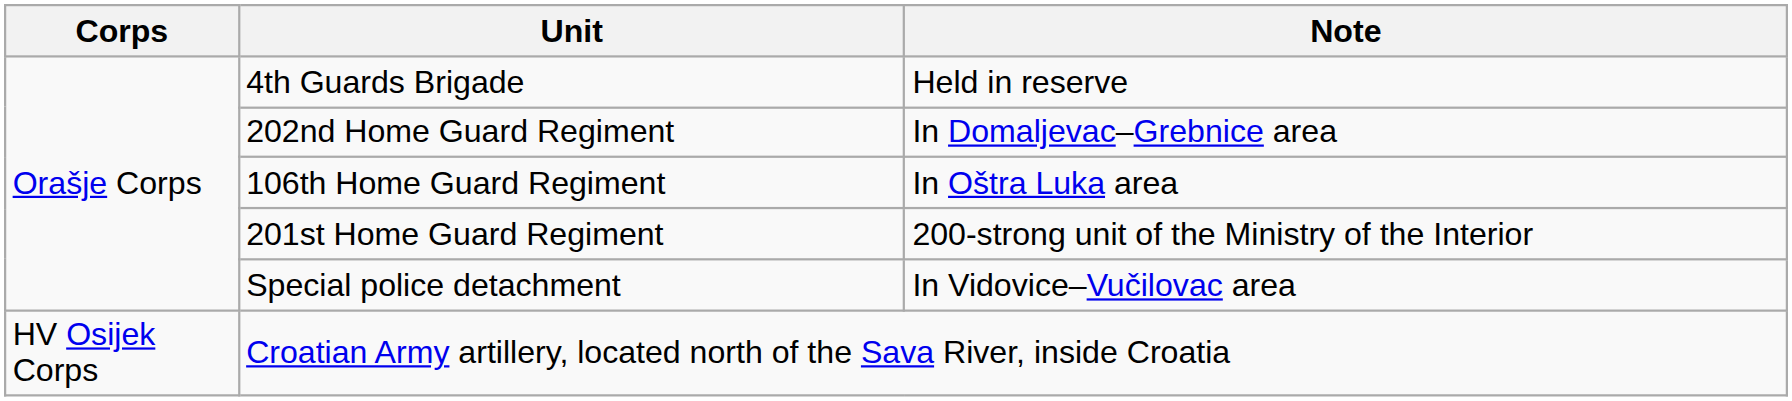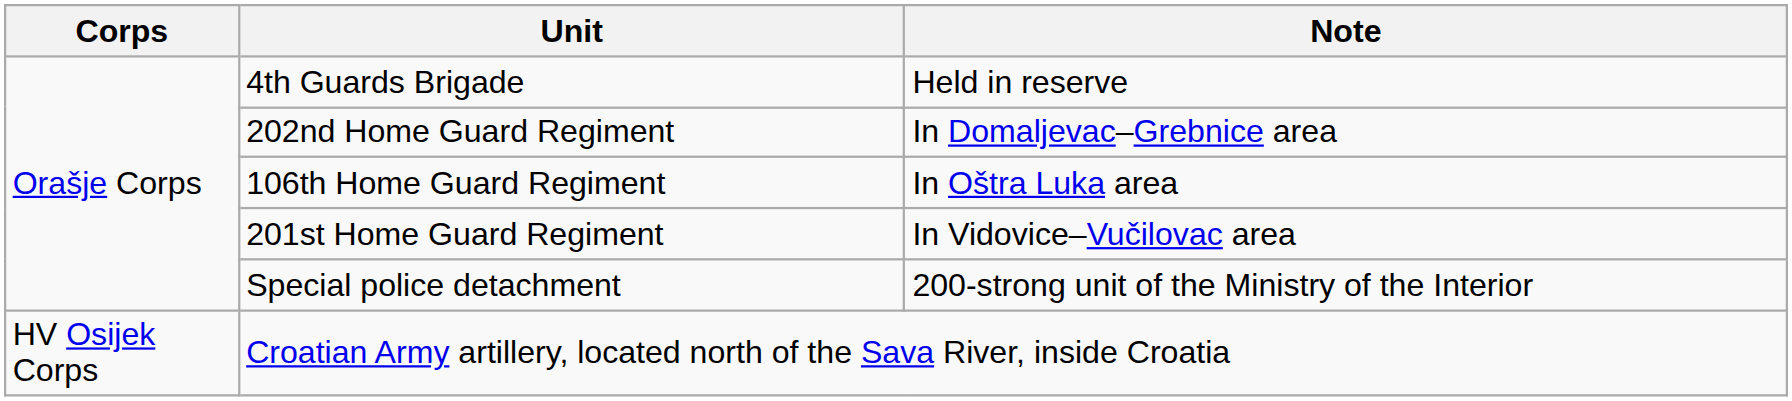(1223, 234) 200-strong unit of the Ministry of the Interior -> (1104, 234) In Vidovice–Vučilovac area
(1104, 285) In Vidovice–Vučilovac area -> (1223, 285) 200-strong unit of the Ministry of the Interior
